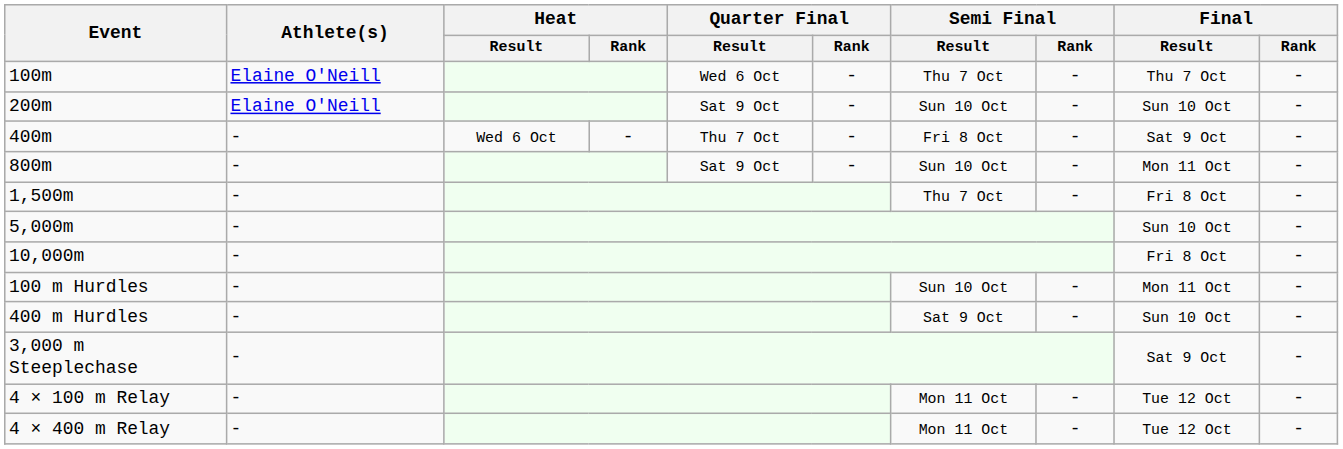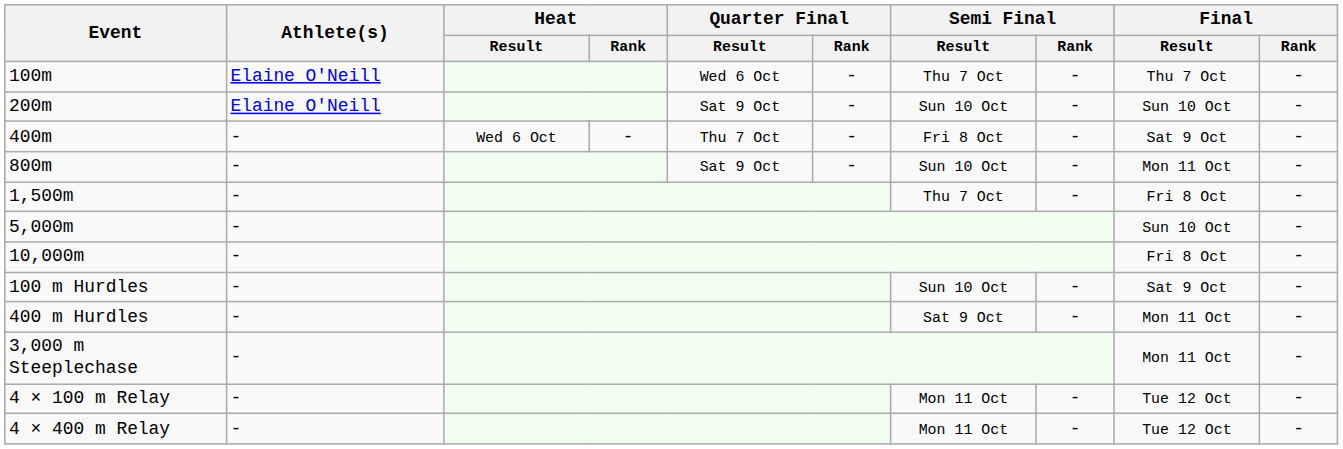(1187, 287) Mon 11 Oct -> (1187, 287) Sat 9 Oct
(1187, 317) Sun 10 Oct -> (1187, 317) Mon 11 Oct
(1187, 358) Sat 9 Oct -> (1187, 358) Mon 11 Oct
